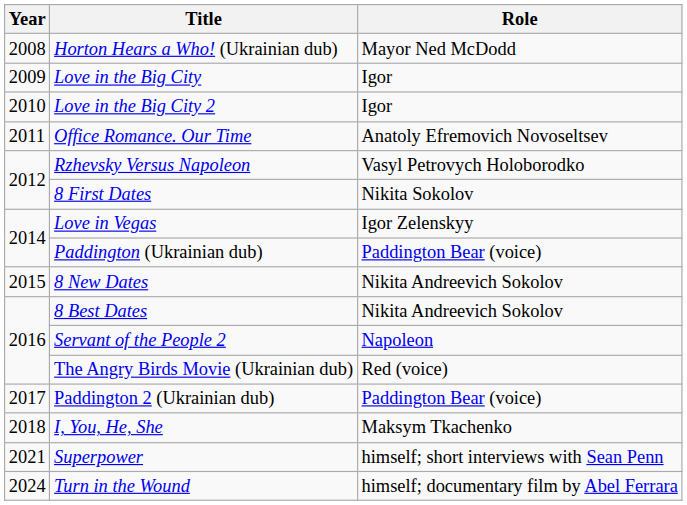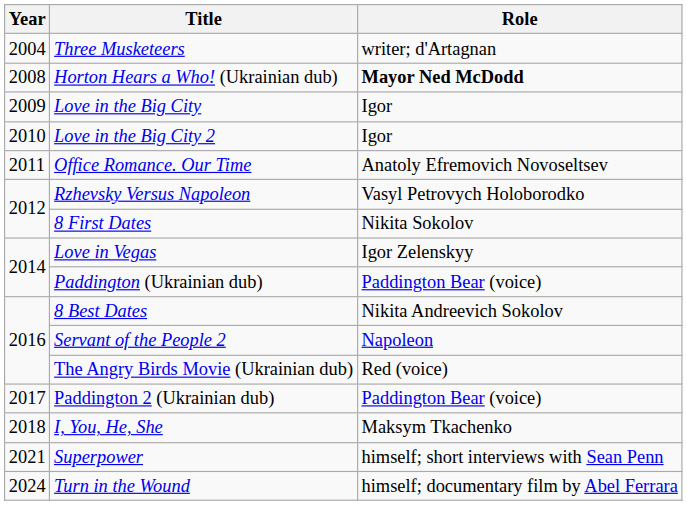+ row: (119, 48)
(439, 48) normal -> (443, 77) bold
- row: (101, 281)
